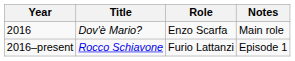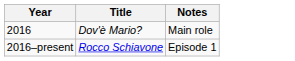- column: (201, 13)
